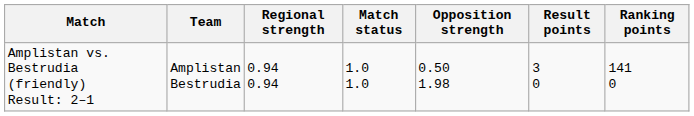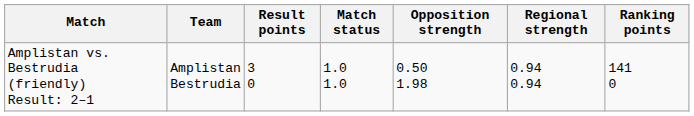columns swapped: (567, 23) <-> (293, 23)
